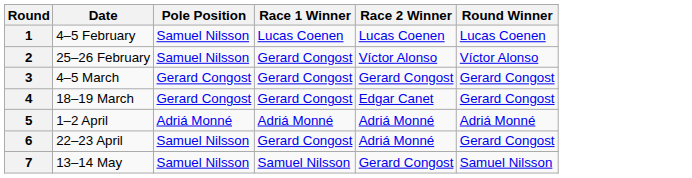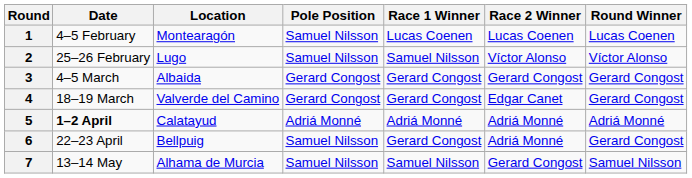+ column: (218, 15)
(305, 57) Gerard Congost -> (433, 57) Samuel Nilsson
(82, 120) normal -> (84, 120) bold
